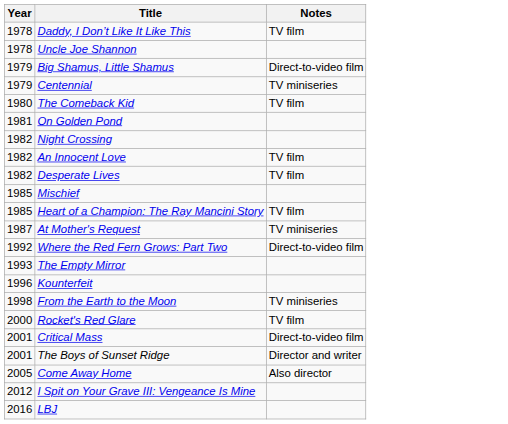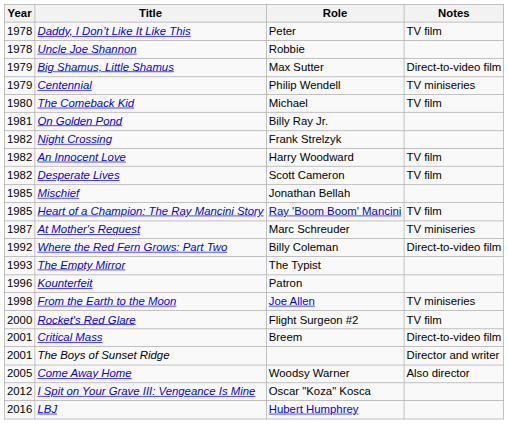+ column: (335, 13)
